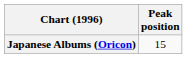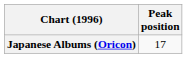(160, 44) 15 -> (160, 44) 17
